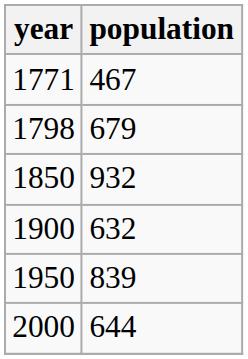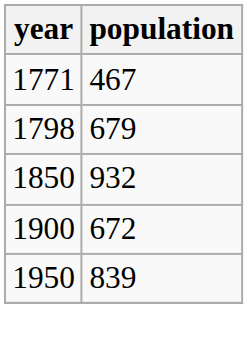(113, 228) 632 -> (113, 228) 672
- row: (44, 327)
